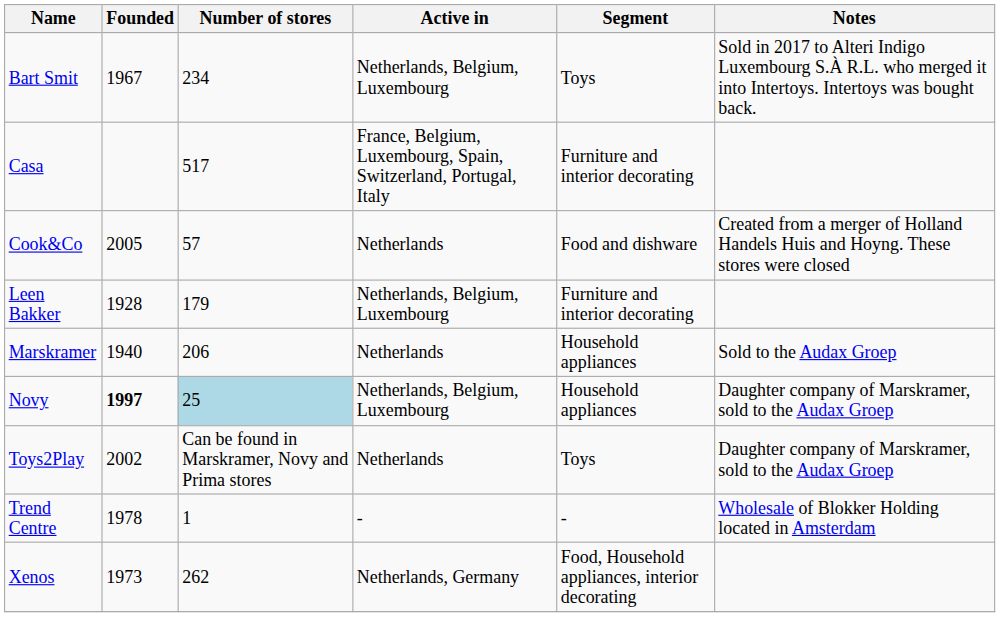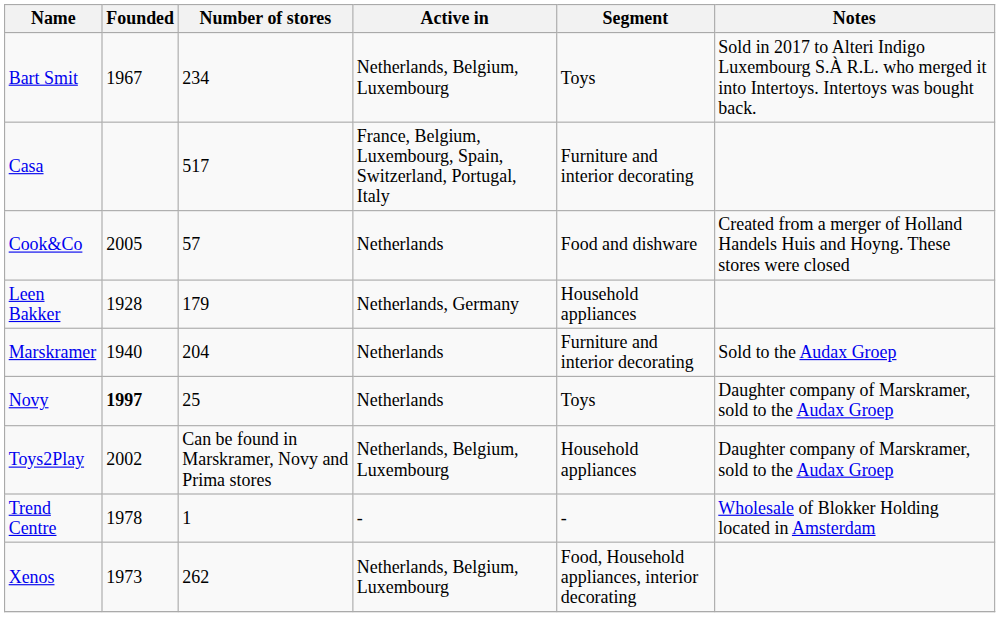(438, 303) Netherlands, Belgium, Luxembourg -> (438, 303) Netherlands, Germany
(627, 303) Furniture and interior decorating -> (600, 303) Household appliances
(196, 352) 206 -> (196, 352) 204
(600, 352) Household appliances -> (627, 352) Furniture and interior decorating
(191, 400) lightblue background -> (191, 400) no background
(438, 400) Netherlands, Belgium, Luxembourg -> (400, 400) Netherlands
(600, 400) Household appliances -> (578, 400) Toys
(400, 459) Netherlands -> (438, 459) Netherlands, Belgium, Luxembourg
(578, 459) Toys -> (600, 459) Household appliances
(438, 576) Netherlands, Germany -> (438, 576) Netherlands, Belgium, Luxembourg
